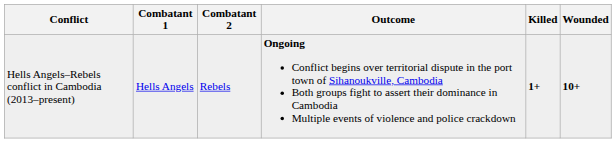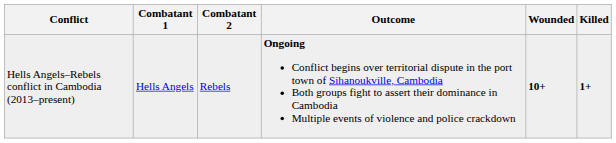columns swapped: (543, 19) <-> (586, 19)
